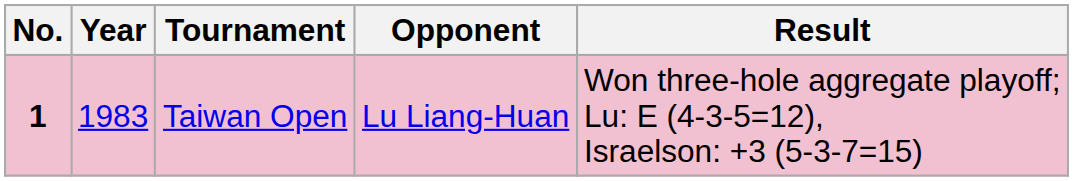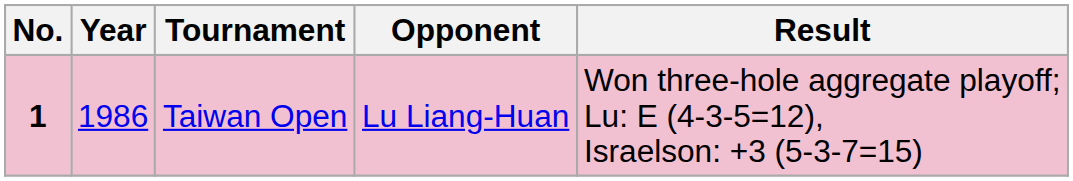(113, 116) 1983 -> (113, 116) 1986
